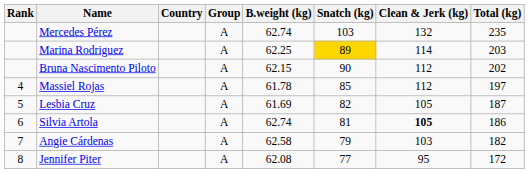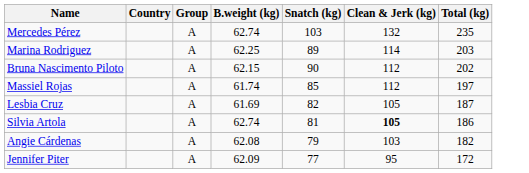- column: (20, 13)
(345, 50) gold background -> (313, 50) no background
(279, 86) 61.78 -> (246, 86) 61.74
(279, 141) 62.58 -> (246, 141) 62.08
(279, 159) 62.08 -> (246, 159) 62.09
